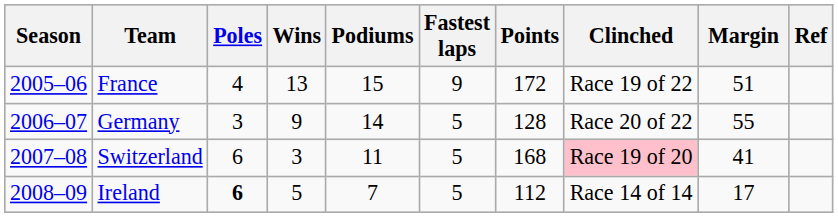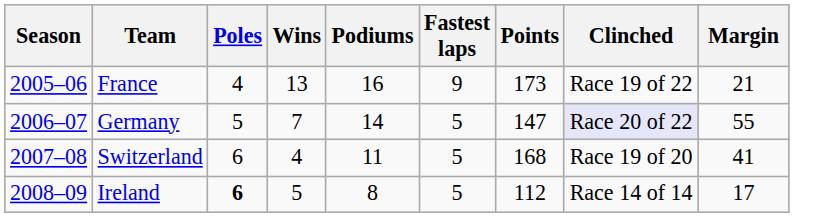- column: (811, 35)
(373, 84) 15 -> (373, 84) 16
(530, 84) 172 -> (530, 84) 173
(743, 84) 51 -> (743, 84) 21
(238, 120) 3 -> (238, 120) 5
(297, 120) 9 -> (297, 120) 7
(530, 120) 128 -> (530, 120) 147
(631, 120) no background -> (631, 120) lavender background
(297, 157) 3 -> (297, 157) 4
(631, 157) pink background -> (631, 157) no background
(373, 193) 7 -> (373, 193) 8
